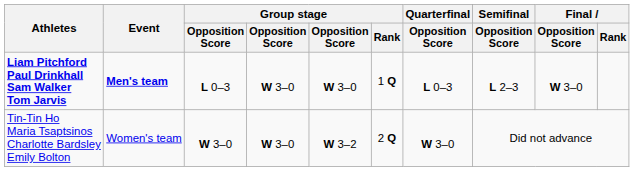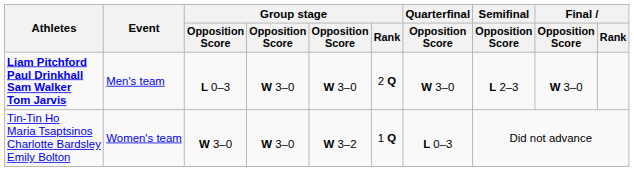(137, 81) bold -> (136, 81) normal
(387, 81) 1 Q -> (387, 81) 2 Q
(438, 87) L 0–3 -> (438, 87) W 3–0
(387, 138) 2 Q -> (387, 138) 1 Q
(438, 145) W 3–0 -> (438, 145) L 0–3
